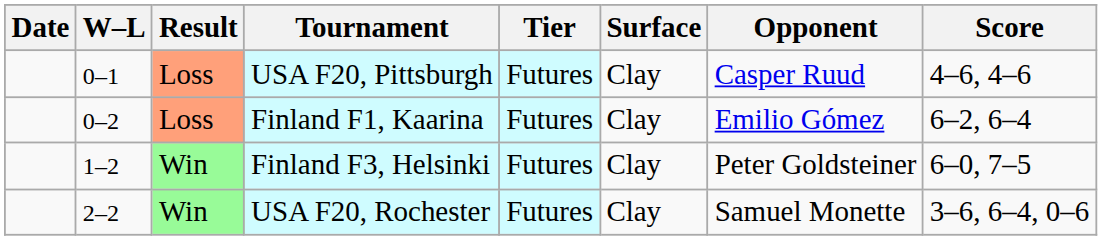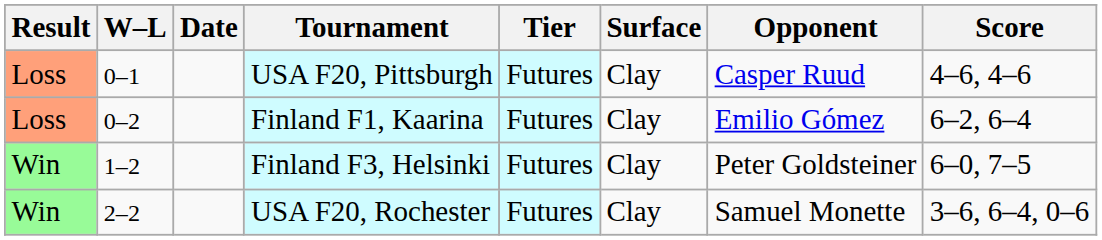columns swapped: (198, 27) <-> (41, 27)
